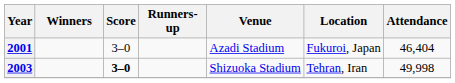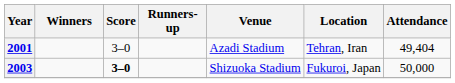(344, 48) Fukuroi, Japan -> (337, 48) Tehran, Iran
(417, 48) 46,404 -> (417, 48) 49,404
(337, 68) Tehran, Iran -> (344, 68) Fukuroi, Japan
(417, 68) 49,998 -> (417, 68) 50,000
